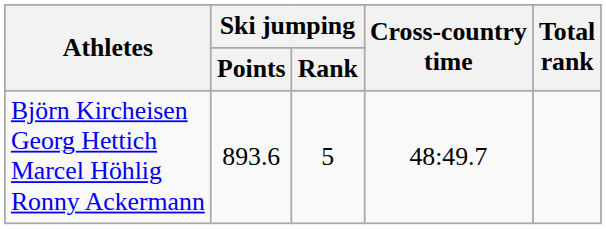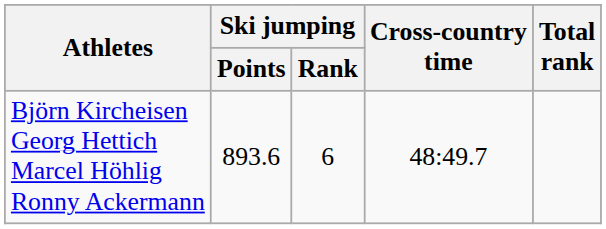(328, 156) 5 -> (328, 156) 6
